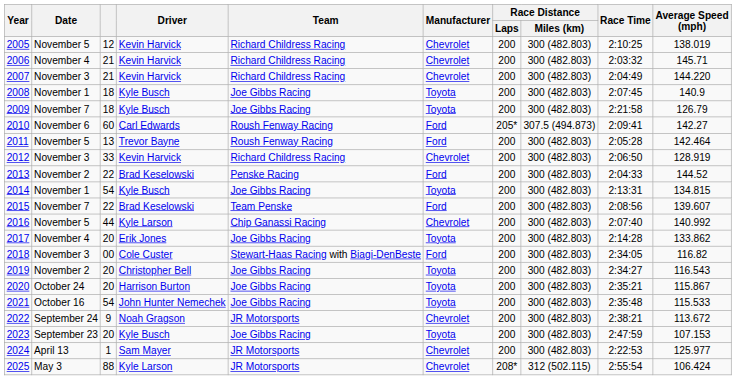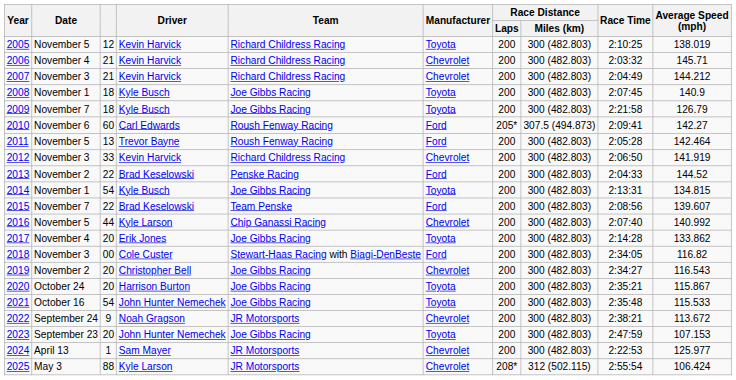(448, 45) Chevrolet -> (441, 45) Toyota
(692, 77) 144.220 -> (692, 77) 144.212
(692, 158) 128.919 -> (692, 158) 141.919
(441, 271) Toyota -> (448, 271) Chevrolet
(144, 335) Kyle Busch -> (172, 335) John Hunter Nemechek
